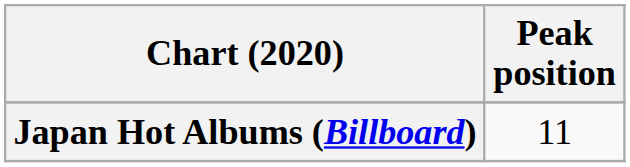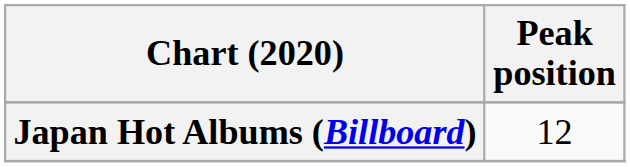(555, 131) 11 -> (555, 131) 12
